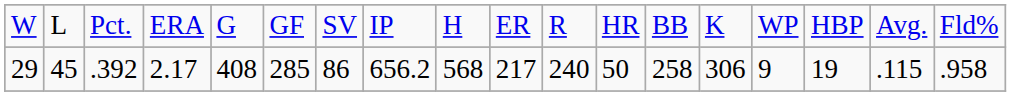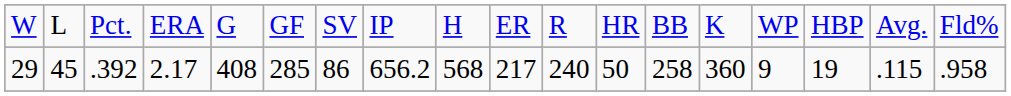(725, 68) 306 -> (725, 68) 360
